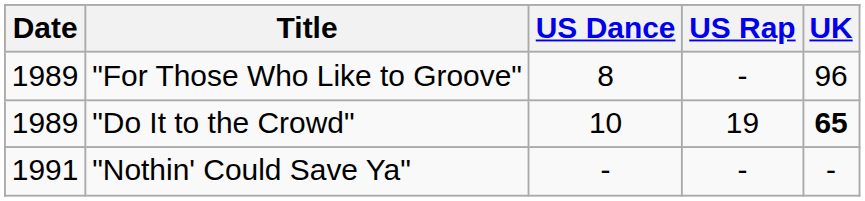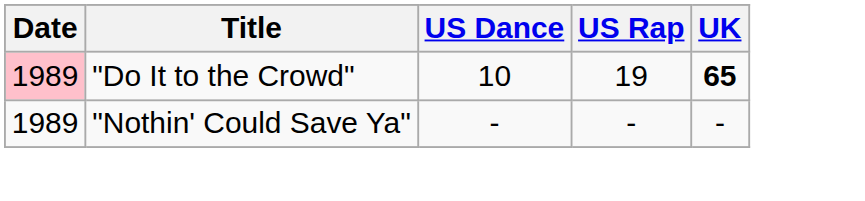- row: (307, 75)
(45, 123) no background -> (45, 75) pink background
(45, 170) 1991 -> (45, 123) 1989
